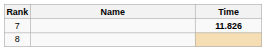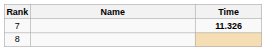(229, 26) 11.826 -> (229, 26) 11.326
